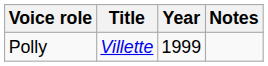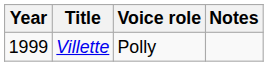columns swapped: (181, 18) <-> (50, 18)
